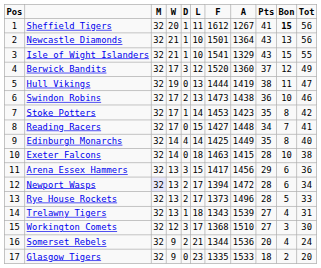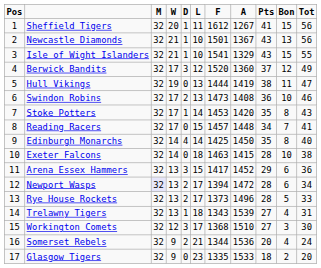(286, 26) bold -> (286, 26) normal
(243, 40) 1364 -> (243, 40) 1367
(243, 98) 1438 -> (243, 98) 1408
(243, 112) 1423 -> (243, 112) 1420
(307, 112) 42 -> (307, 112) 43
(218, 127) 1427 -> (218, 127) 1457
(243, 141) 1449 -> (243, 141) 1450
(243, 170) 1456 -> (243, 170) 1452
